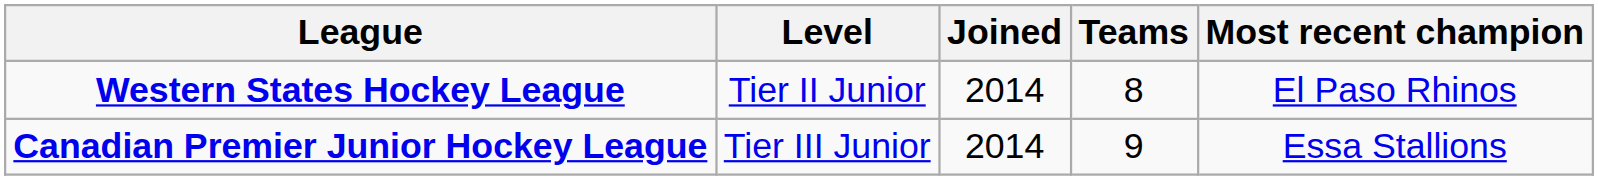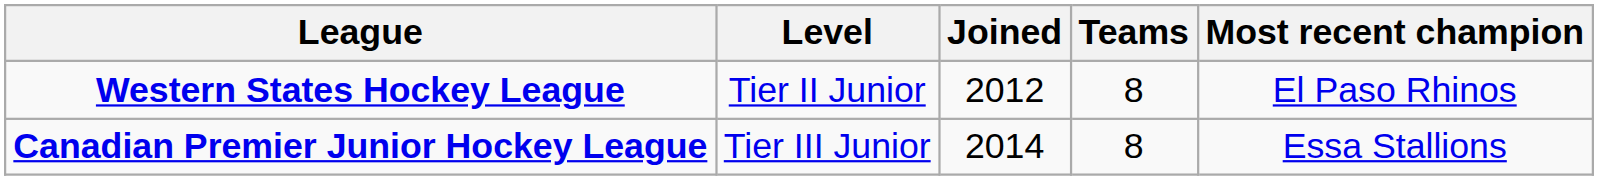(1005, 89) 2014 -> (1005, 89) 2012
(1134, 145) 9 -> (1134, 145) 8
